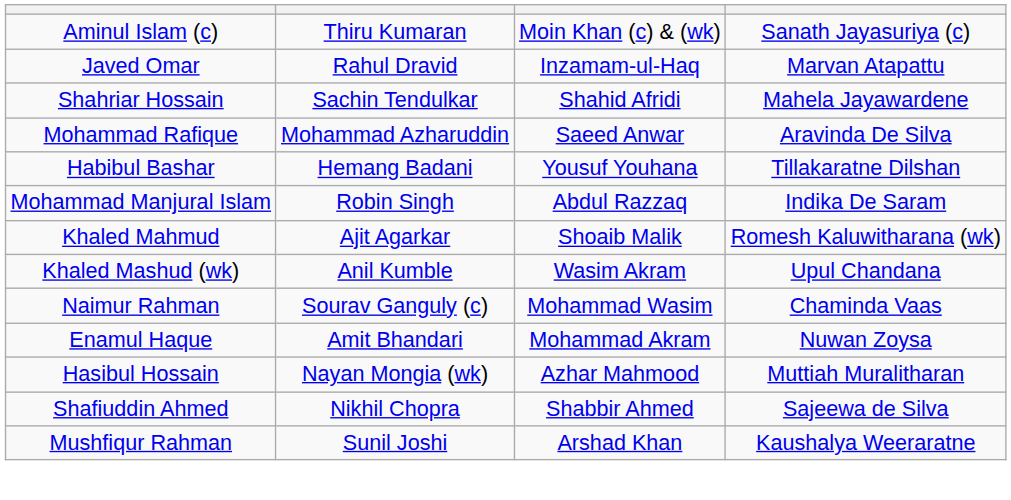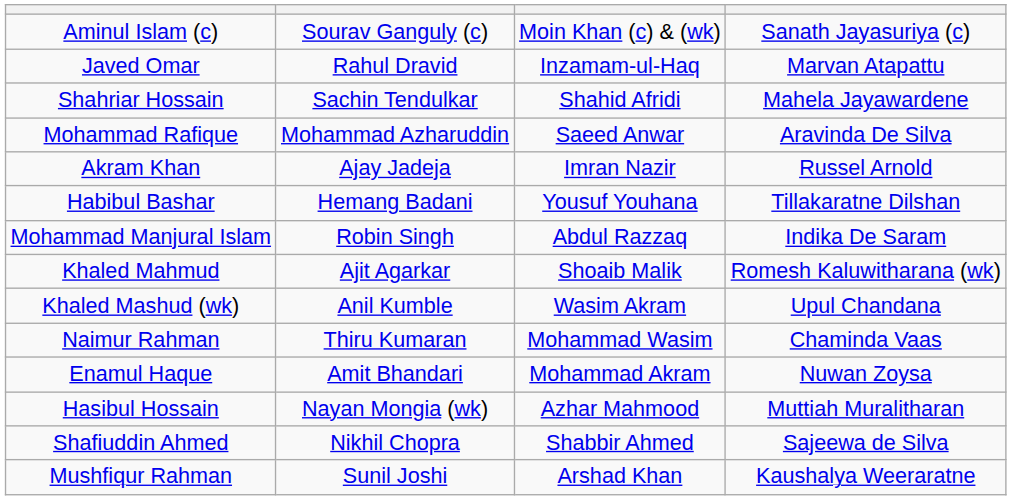(395, 31) Thiru Kumaran -> (395, 31) Sourav Ganguly (c)
+ row: (141, 168)
(395, 305) Sourav Ganguly (c) -> (395, 339) Thiru Kumaran
